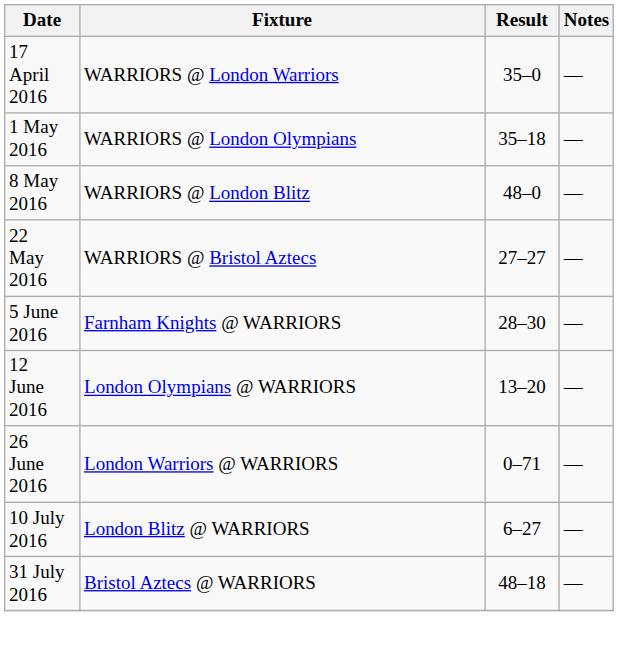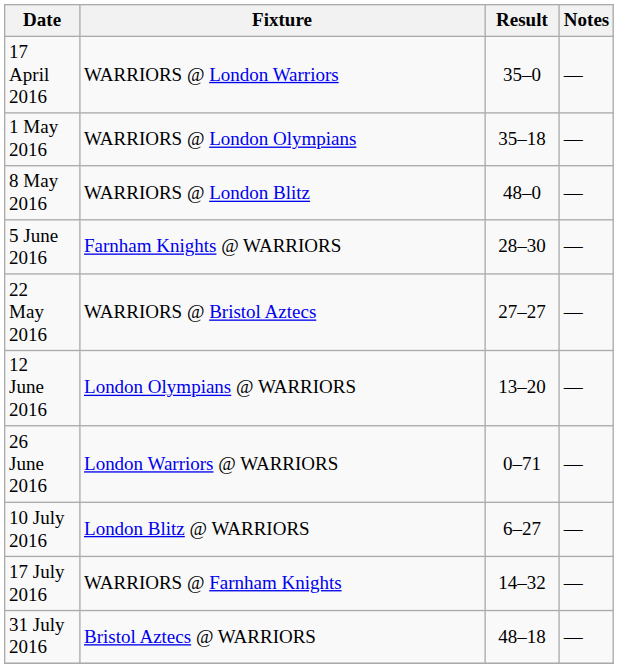rows swapped: (28, 258) <-> (34, 323)
+ row: (37, 583)
